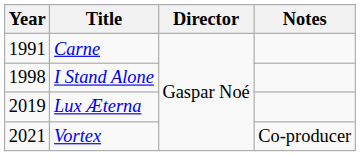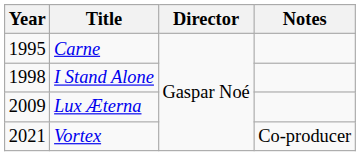(27, 48) 1991 -> (27, 48) 1995
(27, 106) 2019 -> (27, 106) 2009
